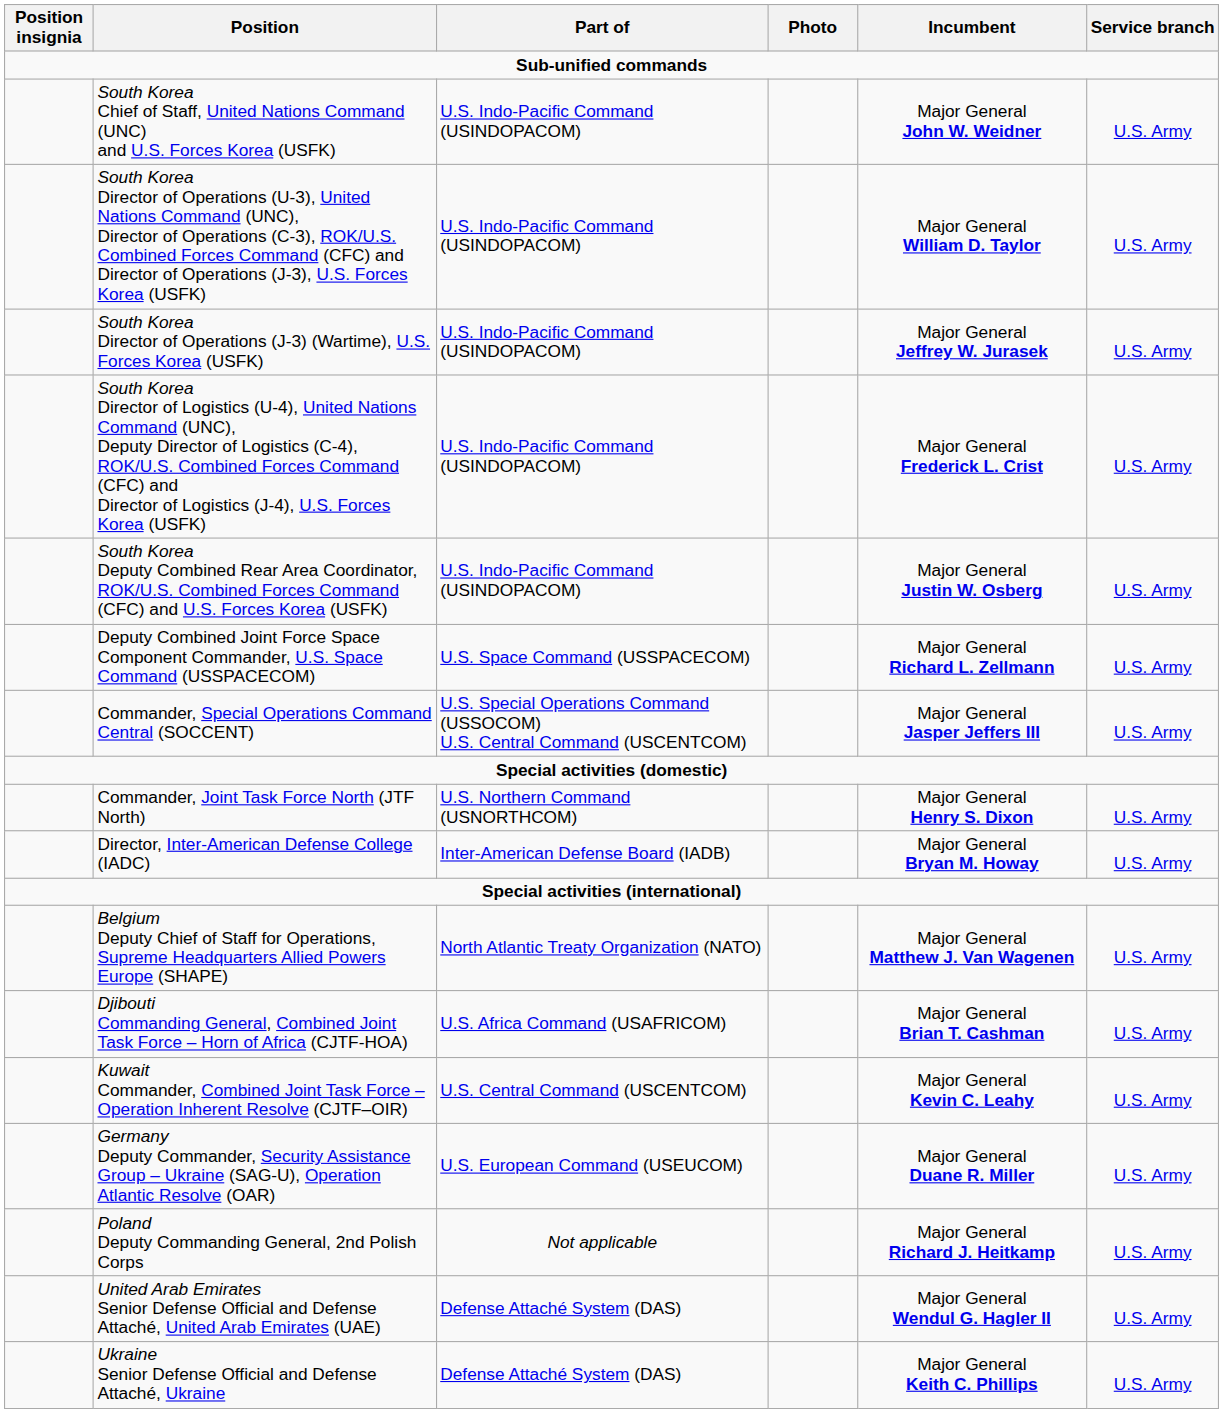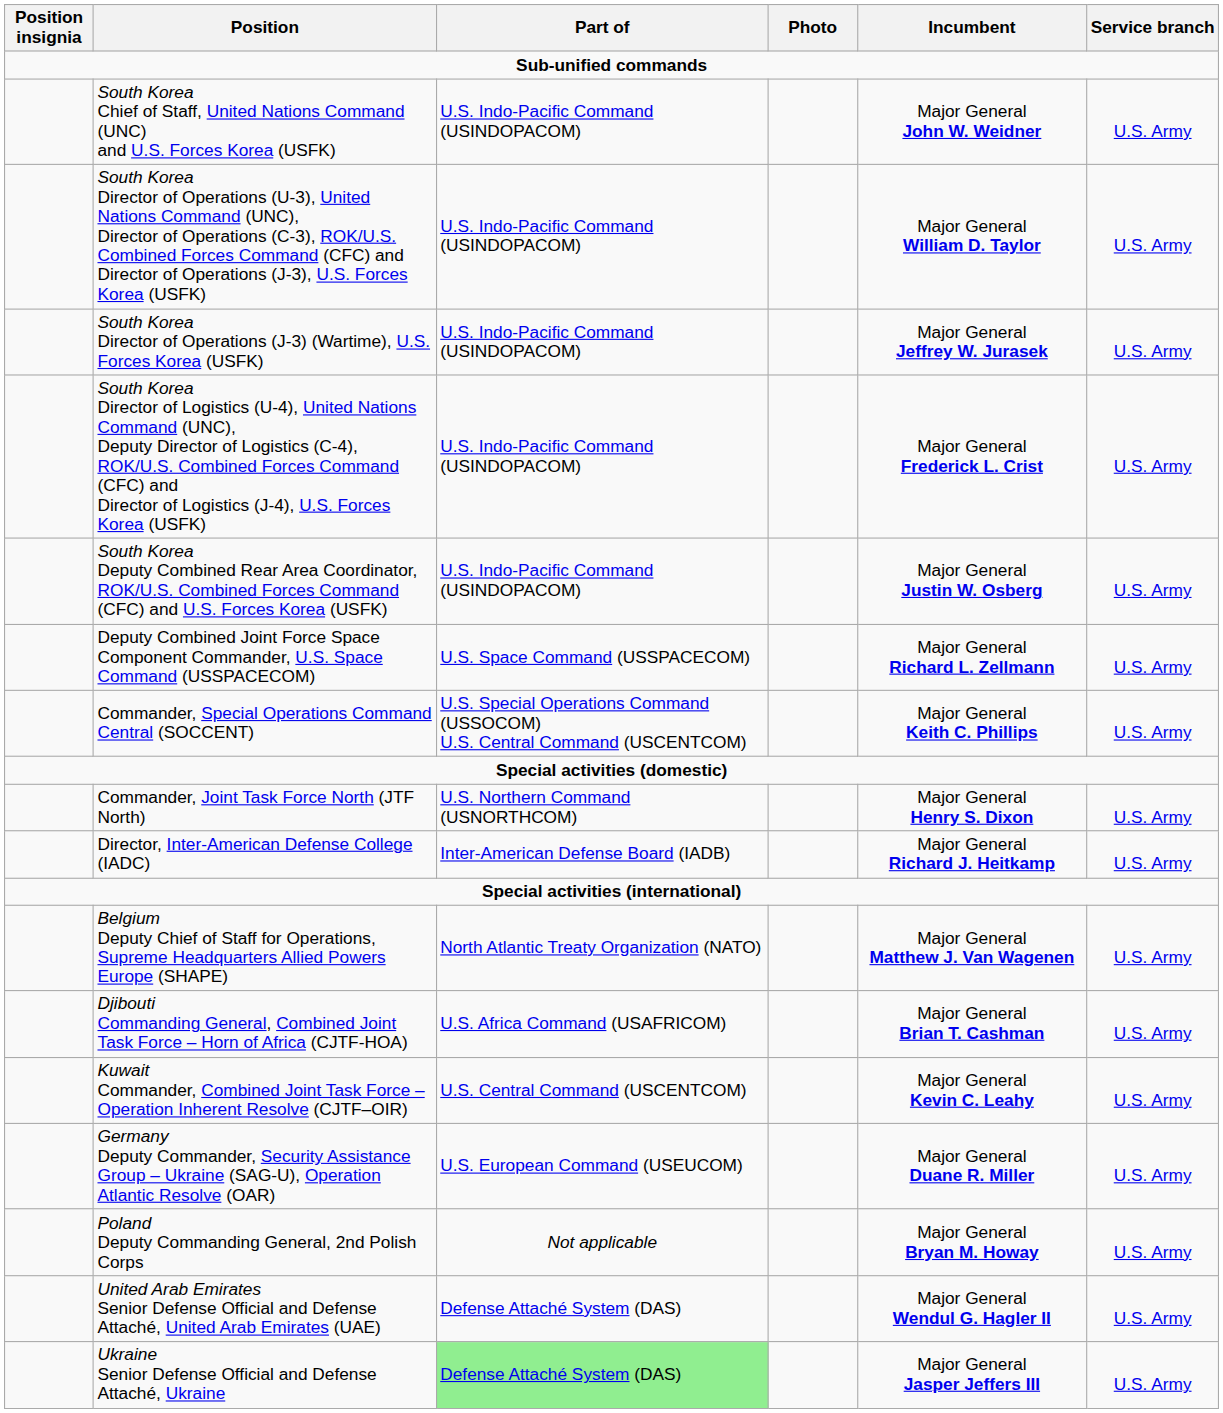(972, 723) Major General Jasper Jeffers III -> (972, 723) Major General Keith C. Phillips
(972, 854) Major General Bryan M. Howay -> (972, 854) Major General Richard J. Heitkamp
(972, 1242) Major General Richard J. Heitkamp -> (972, 1242) Major General Bryan M. Howay
(561, 1374) no background -> (561, 1374) lightgreen background
(972, 1374) Major General Keith C. Phillips -> (972, 1374) Major General Jasper Jeffers III
